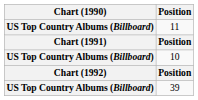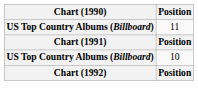- row: (175, 88)
